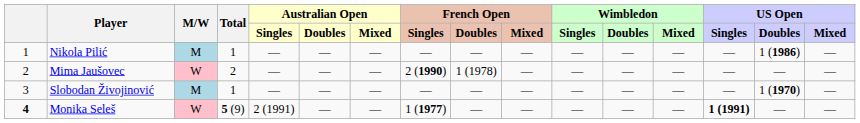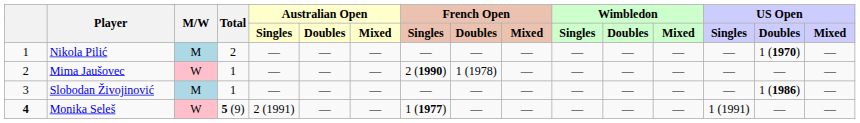(233, 52) 1 -> (233, 52) 2
(779, 52) 1 (1986) -> (779, 52) 1 (1970)
(233, 71) 2 -> (233, 71) 1
(779, 90) 1 (1970) -> (779, 90) 1 (1986)
(729, 109) bold -> (729, 109) normal
